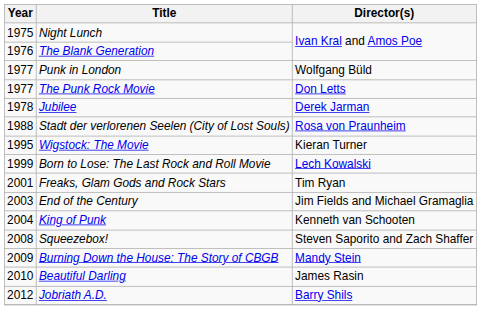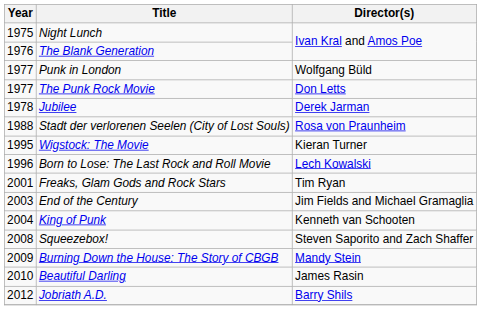(20, 164) 1999 -> (20, 164) 1996
